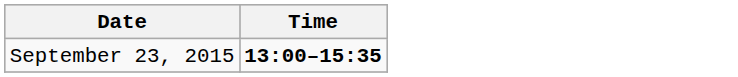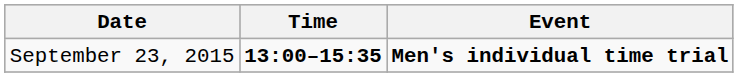+ column: (560, 22)
